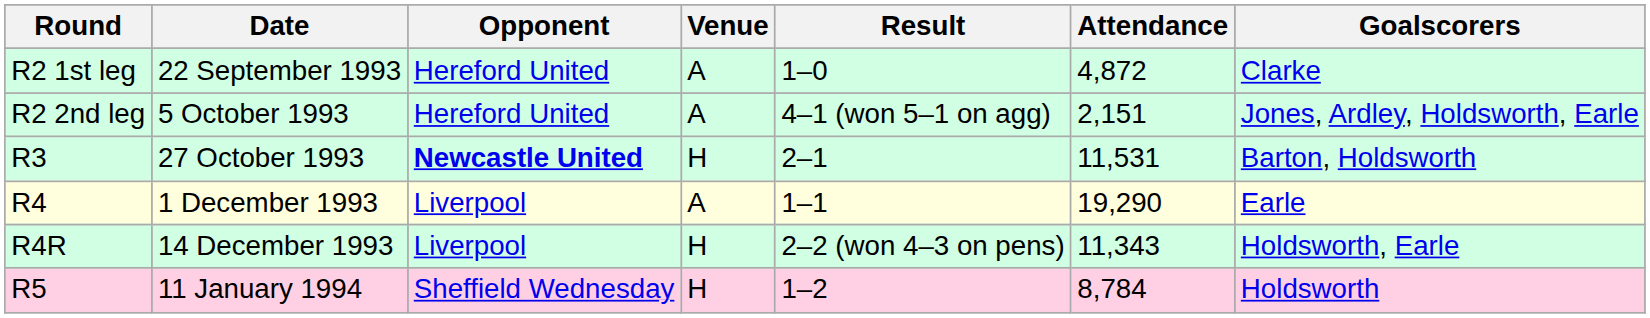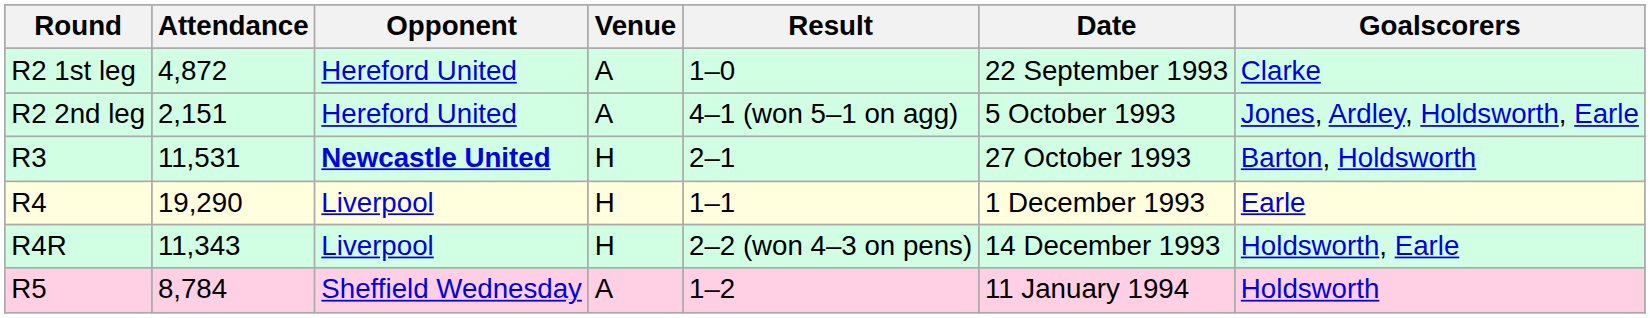columns swapped: (279, 26) <-> (1153, 26)
(696, 202) A -> (605, 202) H
(697, 289) H -> (604, 289) A
